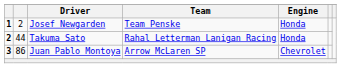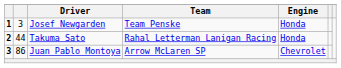(21, 25) 2 -> (21, 25) 3
